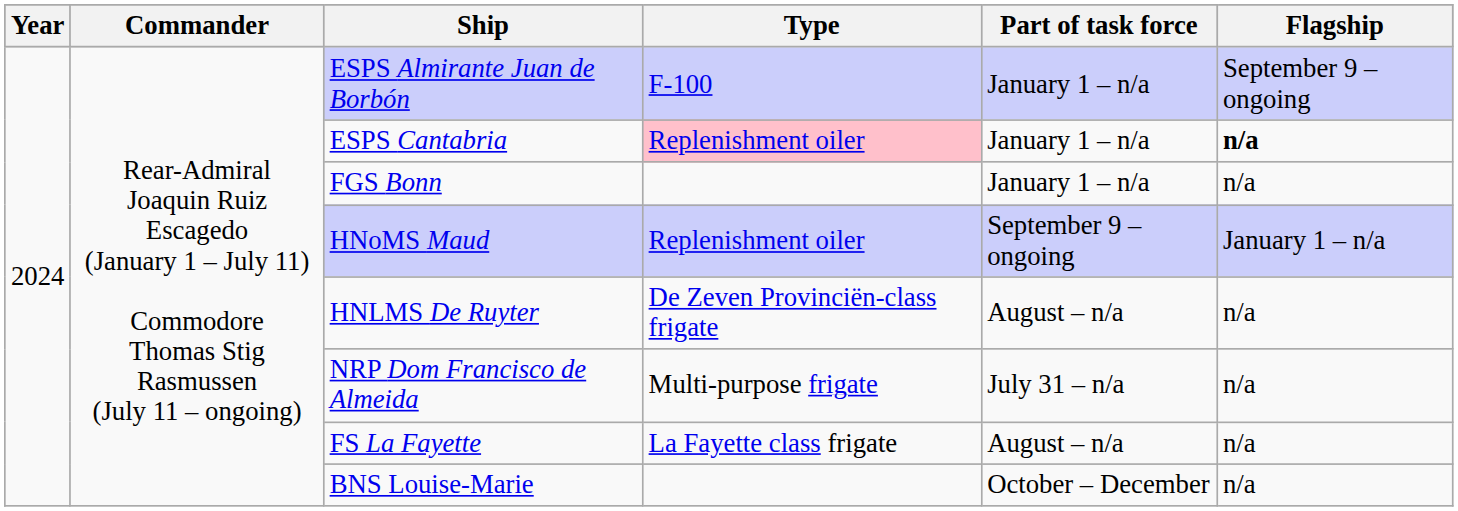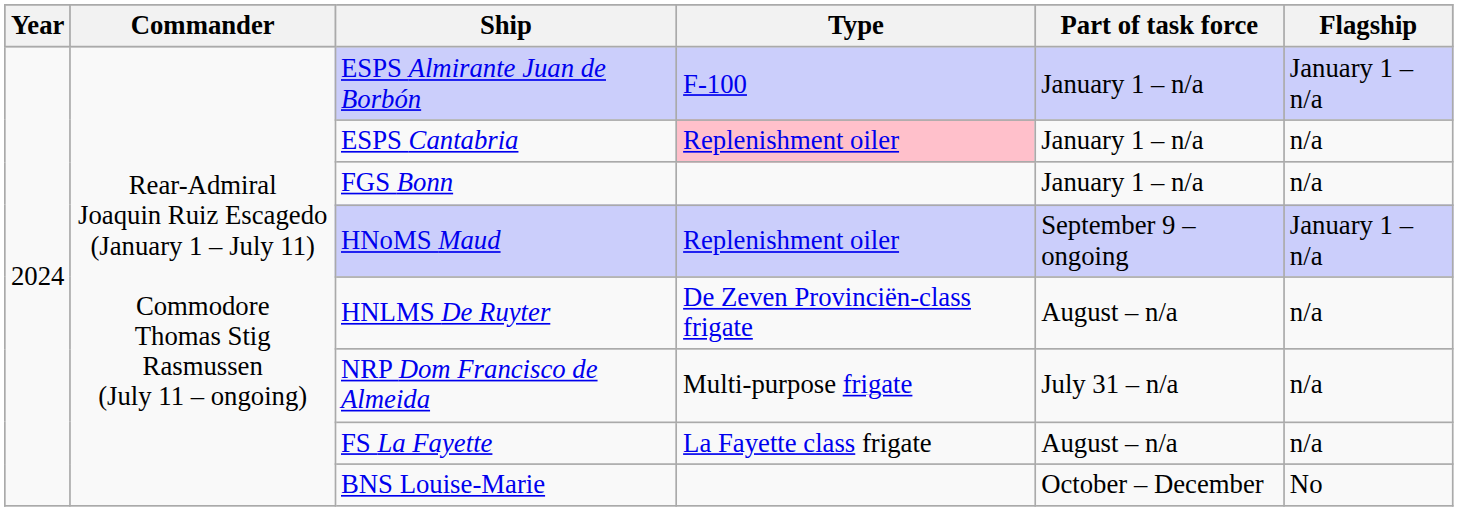(1300, 83) September 9 – ongoing -> (1351, 83) January 1 – n/a
(1241, 140) bold -> (1306, 140) normal
(1239, 484) n/a -> (1306, 484) No
